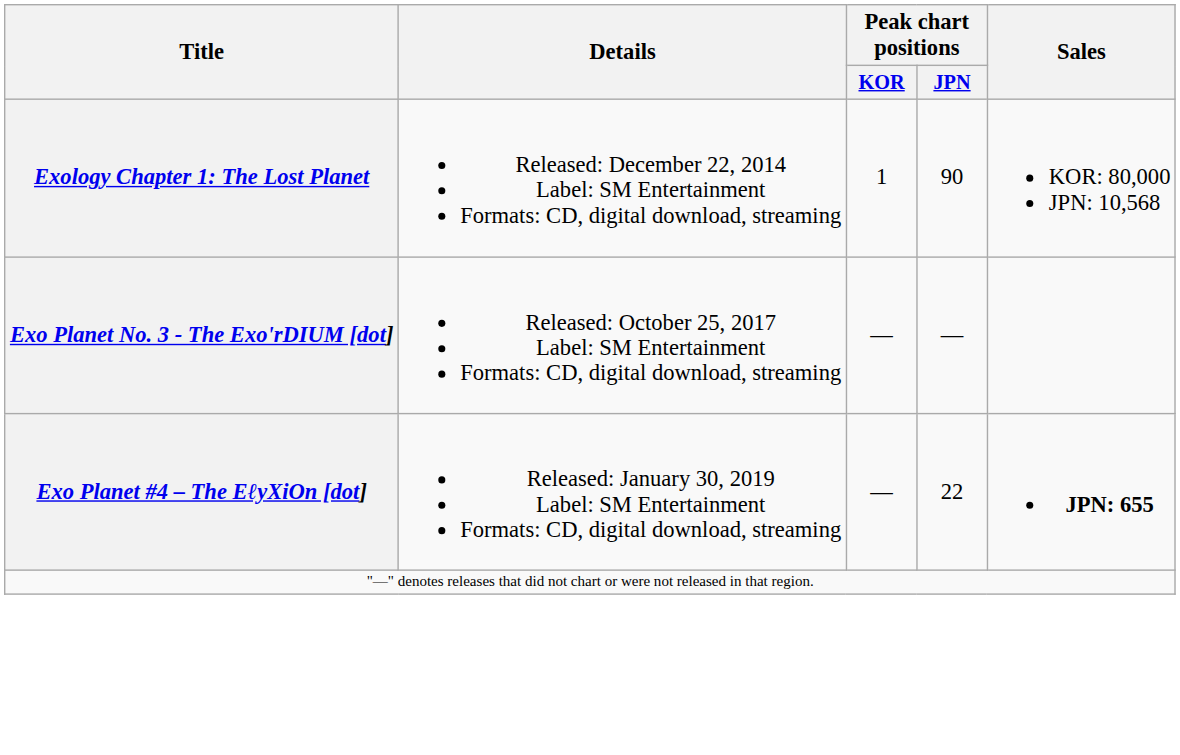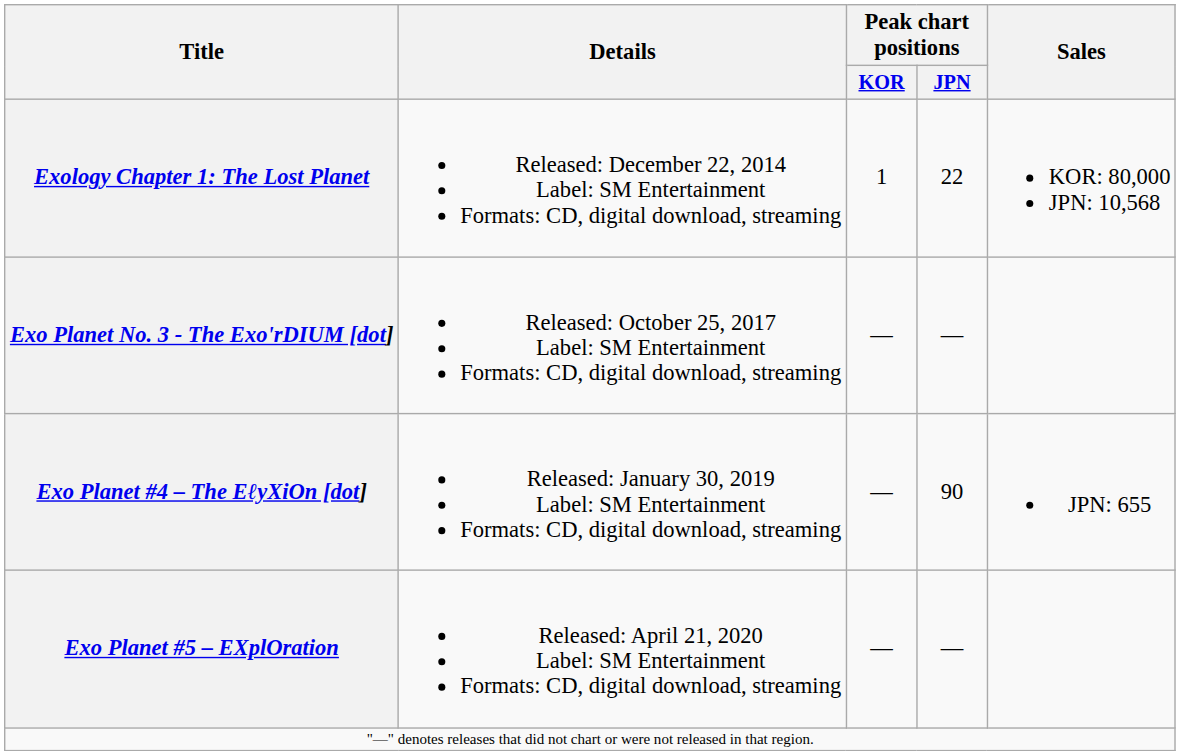(952, 177) 90 -> (952, 177) 22
(952, 491) 22 -> (952, 491) 90
(1081, 505) bold -> (1081, 505) normal
+ row: (202, 648)
